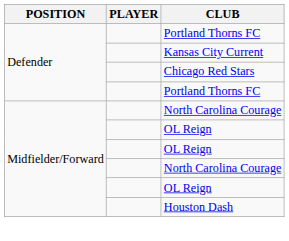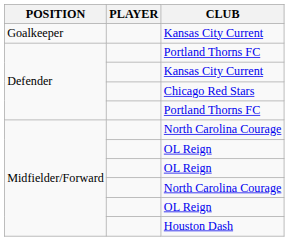+ row: (35, 33)
